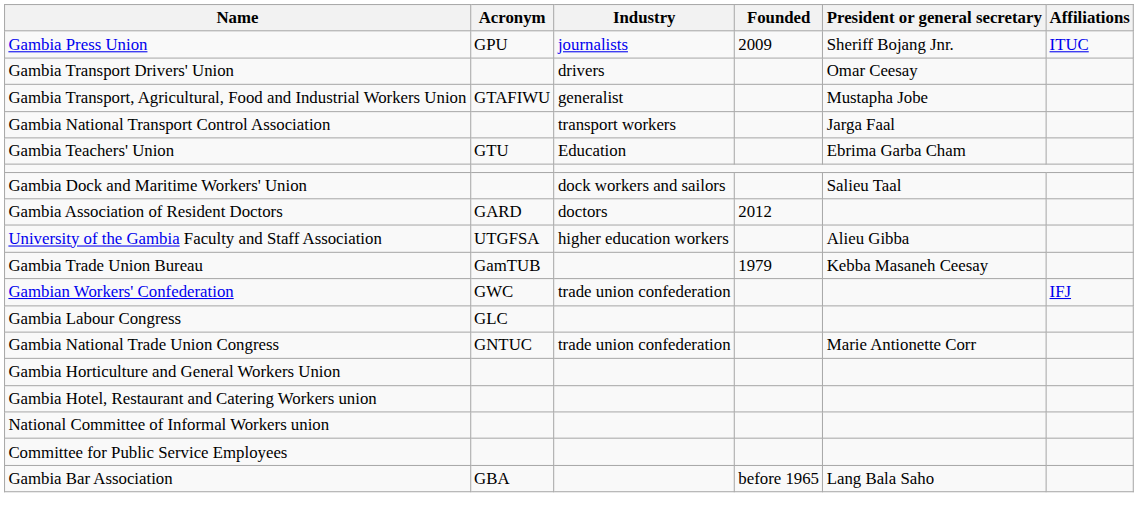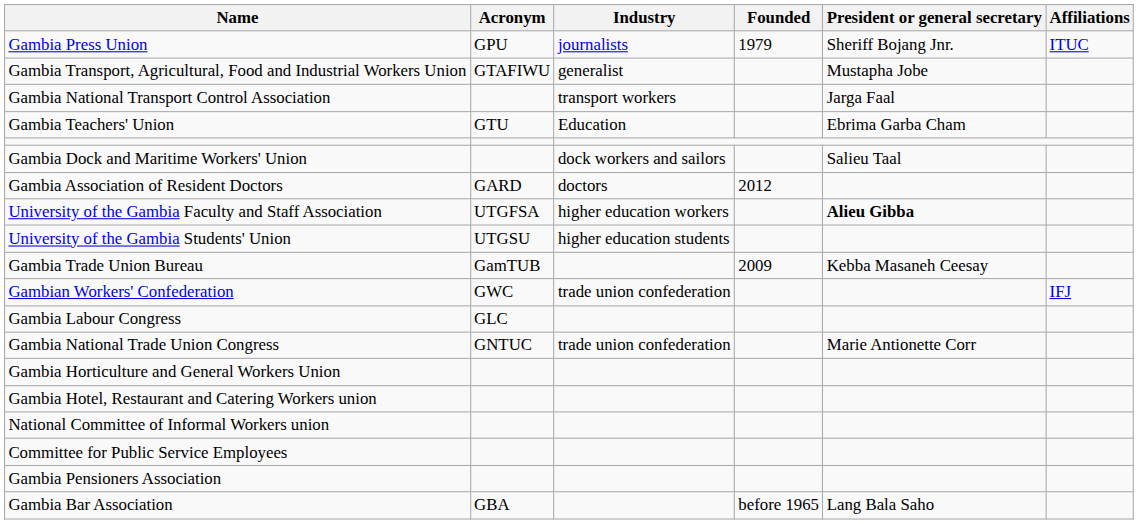(755, 44) 2009 -> (755, 44) 1979
- row: (121, 71)
(868, 238) normal -> (870, 212) bold
+ row: (150, 238)
(755, 265) 1979 -> (755, 265) 2009
+ row: (115, 478)
